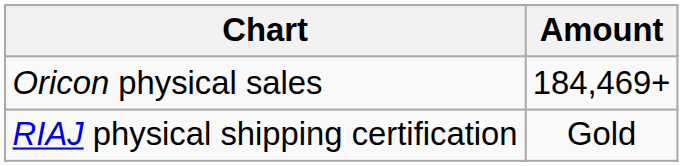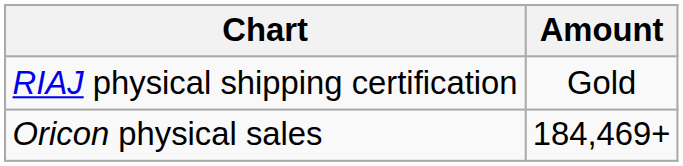rows swapped: (168, 82) <-> (265, 134)
